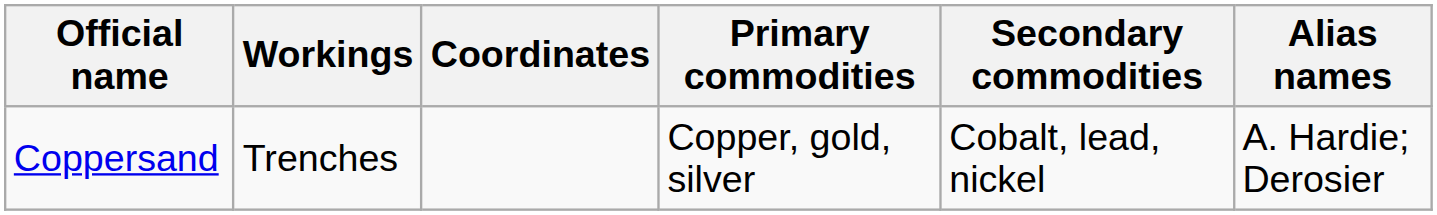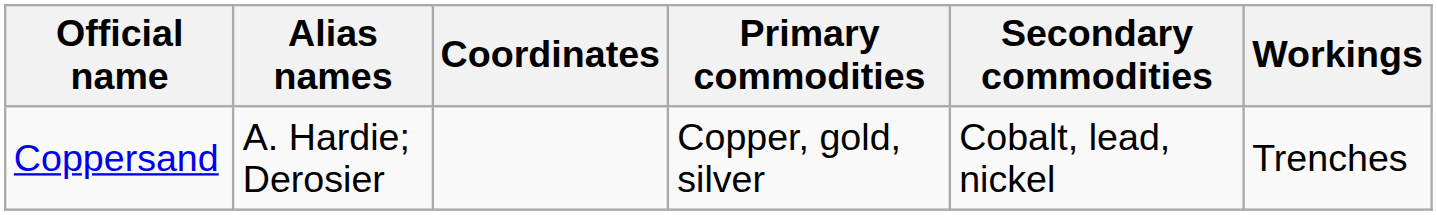columns swapped: (1333, 55) <-> (328, 55)
